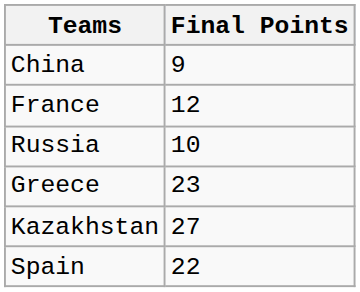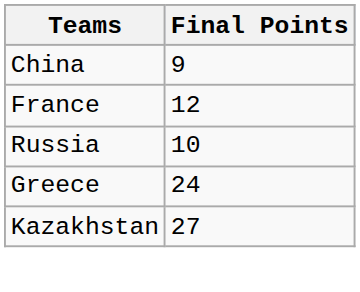(186, 186) 23 -> (186, 186) 24
- row: (48, 267)
